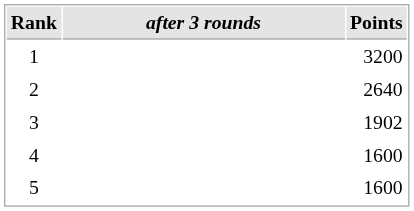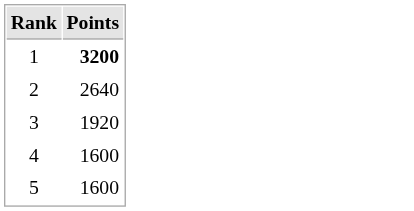- column: (203, 22)
(383, 56) normal -> (99, 56) bold
(383, 122) 1902 -> (99, 122) 1920
